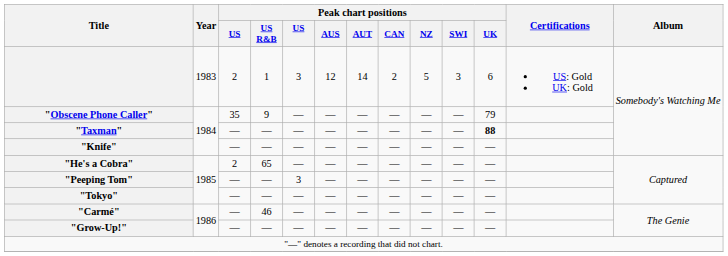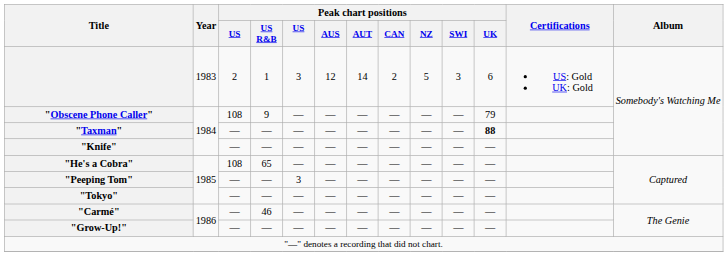(235, 114) 35 -> (235, 114) 108
(235, 163) 2 -> (235, 163) 108
